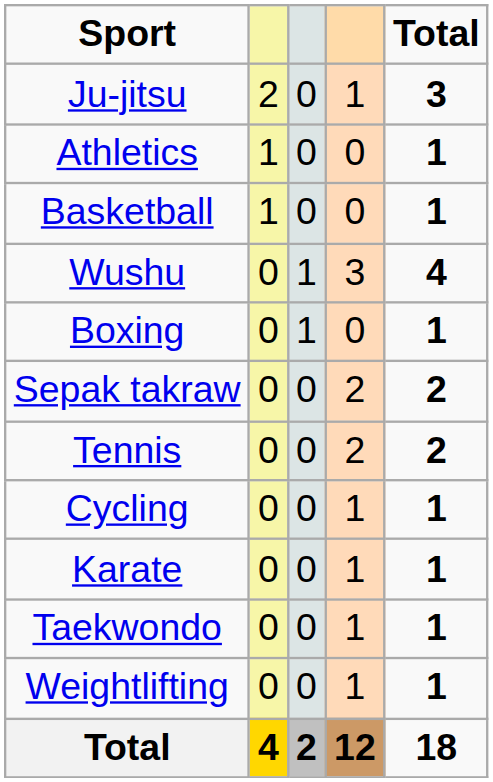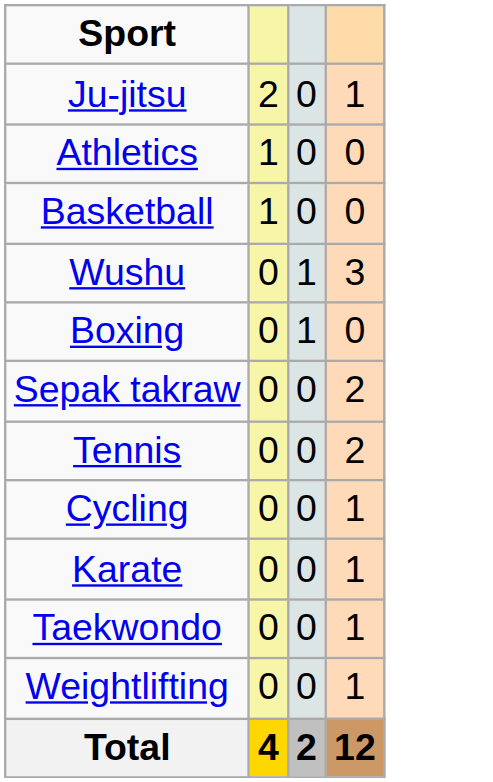- column: (436, 34)
